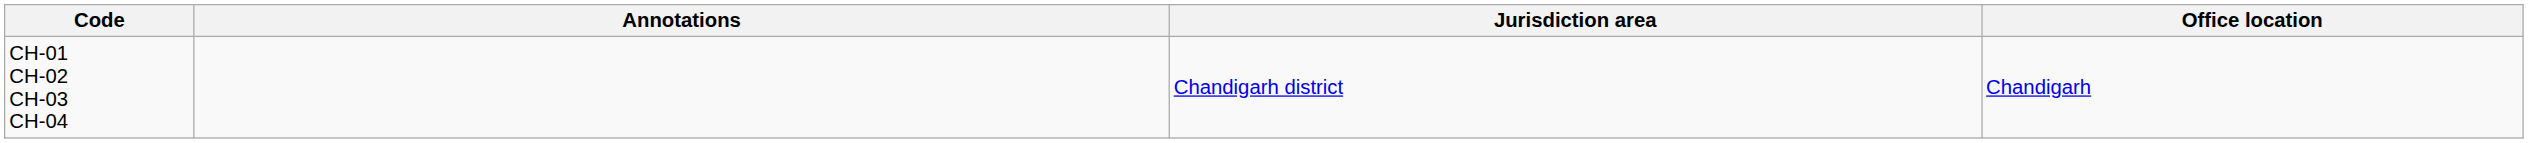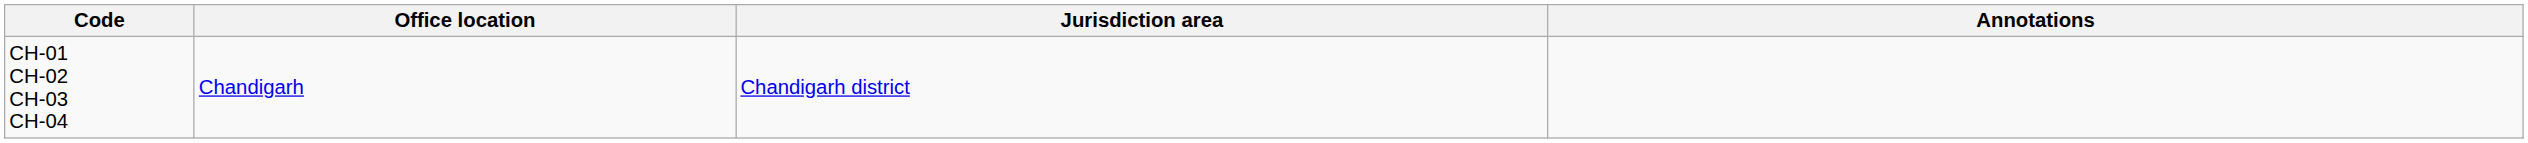columns swapped: (2252, 20) <-> (682, 20)
